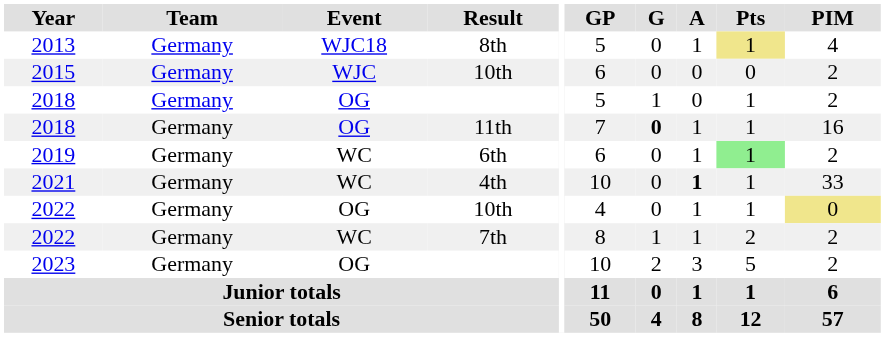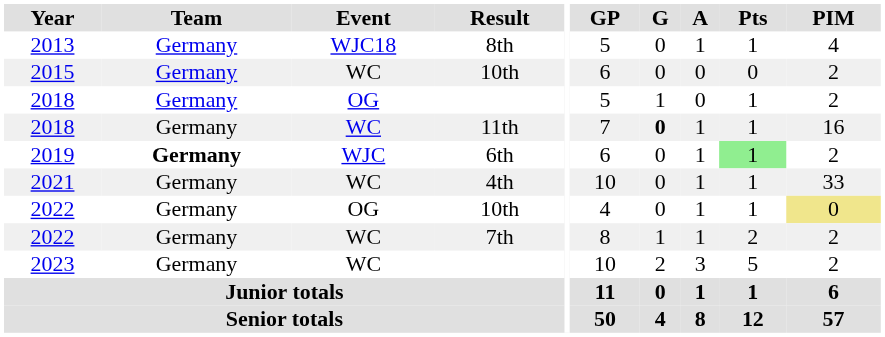(751, 44) khaki background -> (753, 44) no background
(354, 72) WJC -> (363, 72) WC
(354, 127) OG -> (363, 127) WC
(192, 154) normal -> (197, 154) bold
(354, 154) WC -> (363, 154) WJC
(697, 181) bold -> (700, 181) normal
(354, 264) OG -> (363, 264) WC
